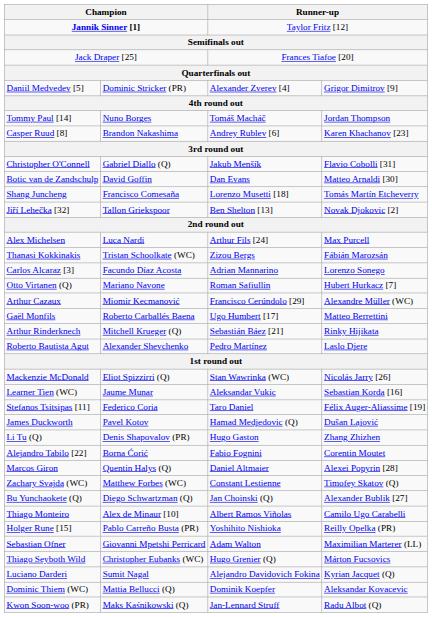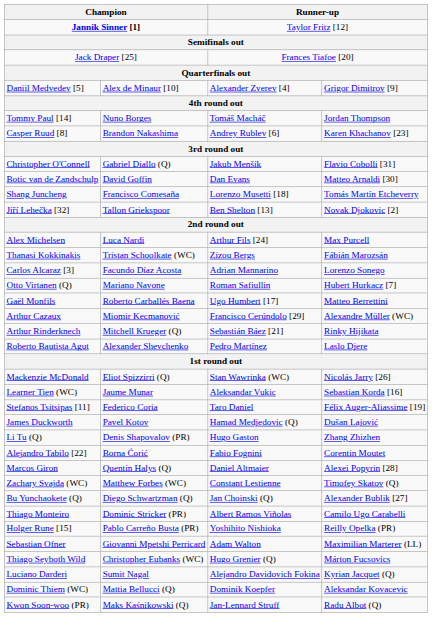(144, 88) Dominic Stricker (PR) -> (141, 88) Alex de Minaur [10]
rows swapped: (31, 316) <-> (34, 301)
(141, 514) Alex de Minaur [10] -> (144, 514) Dominic Stricker (PR)
